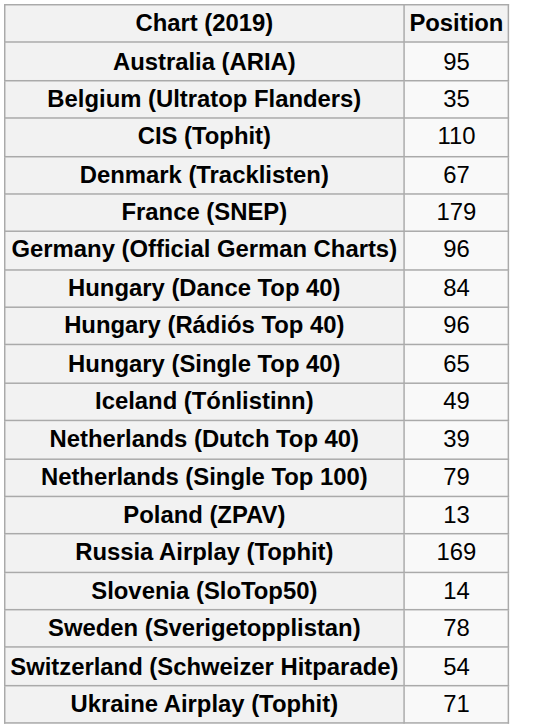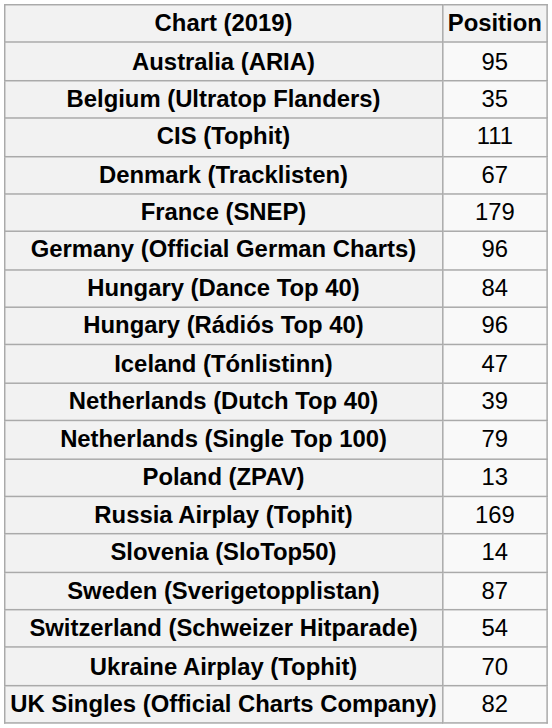(456, 136) 110 -> (495, 136) 111
- row: (204, 363)
(456, 401) 49 -> (495, 363) 47
(456, 628) 78 -> (495, 590) 87
(456, 703) 71 -> (495, 666) 70
+ row: (224, 703)
